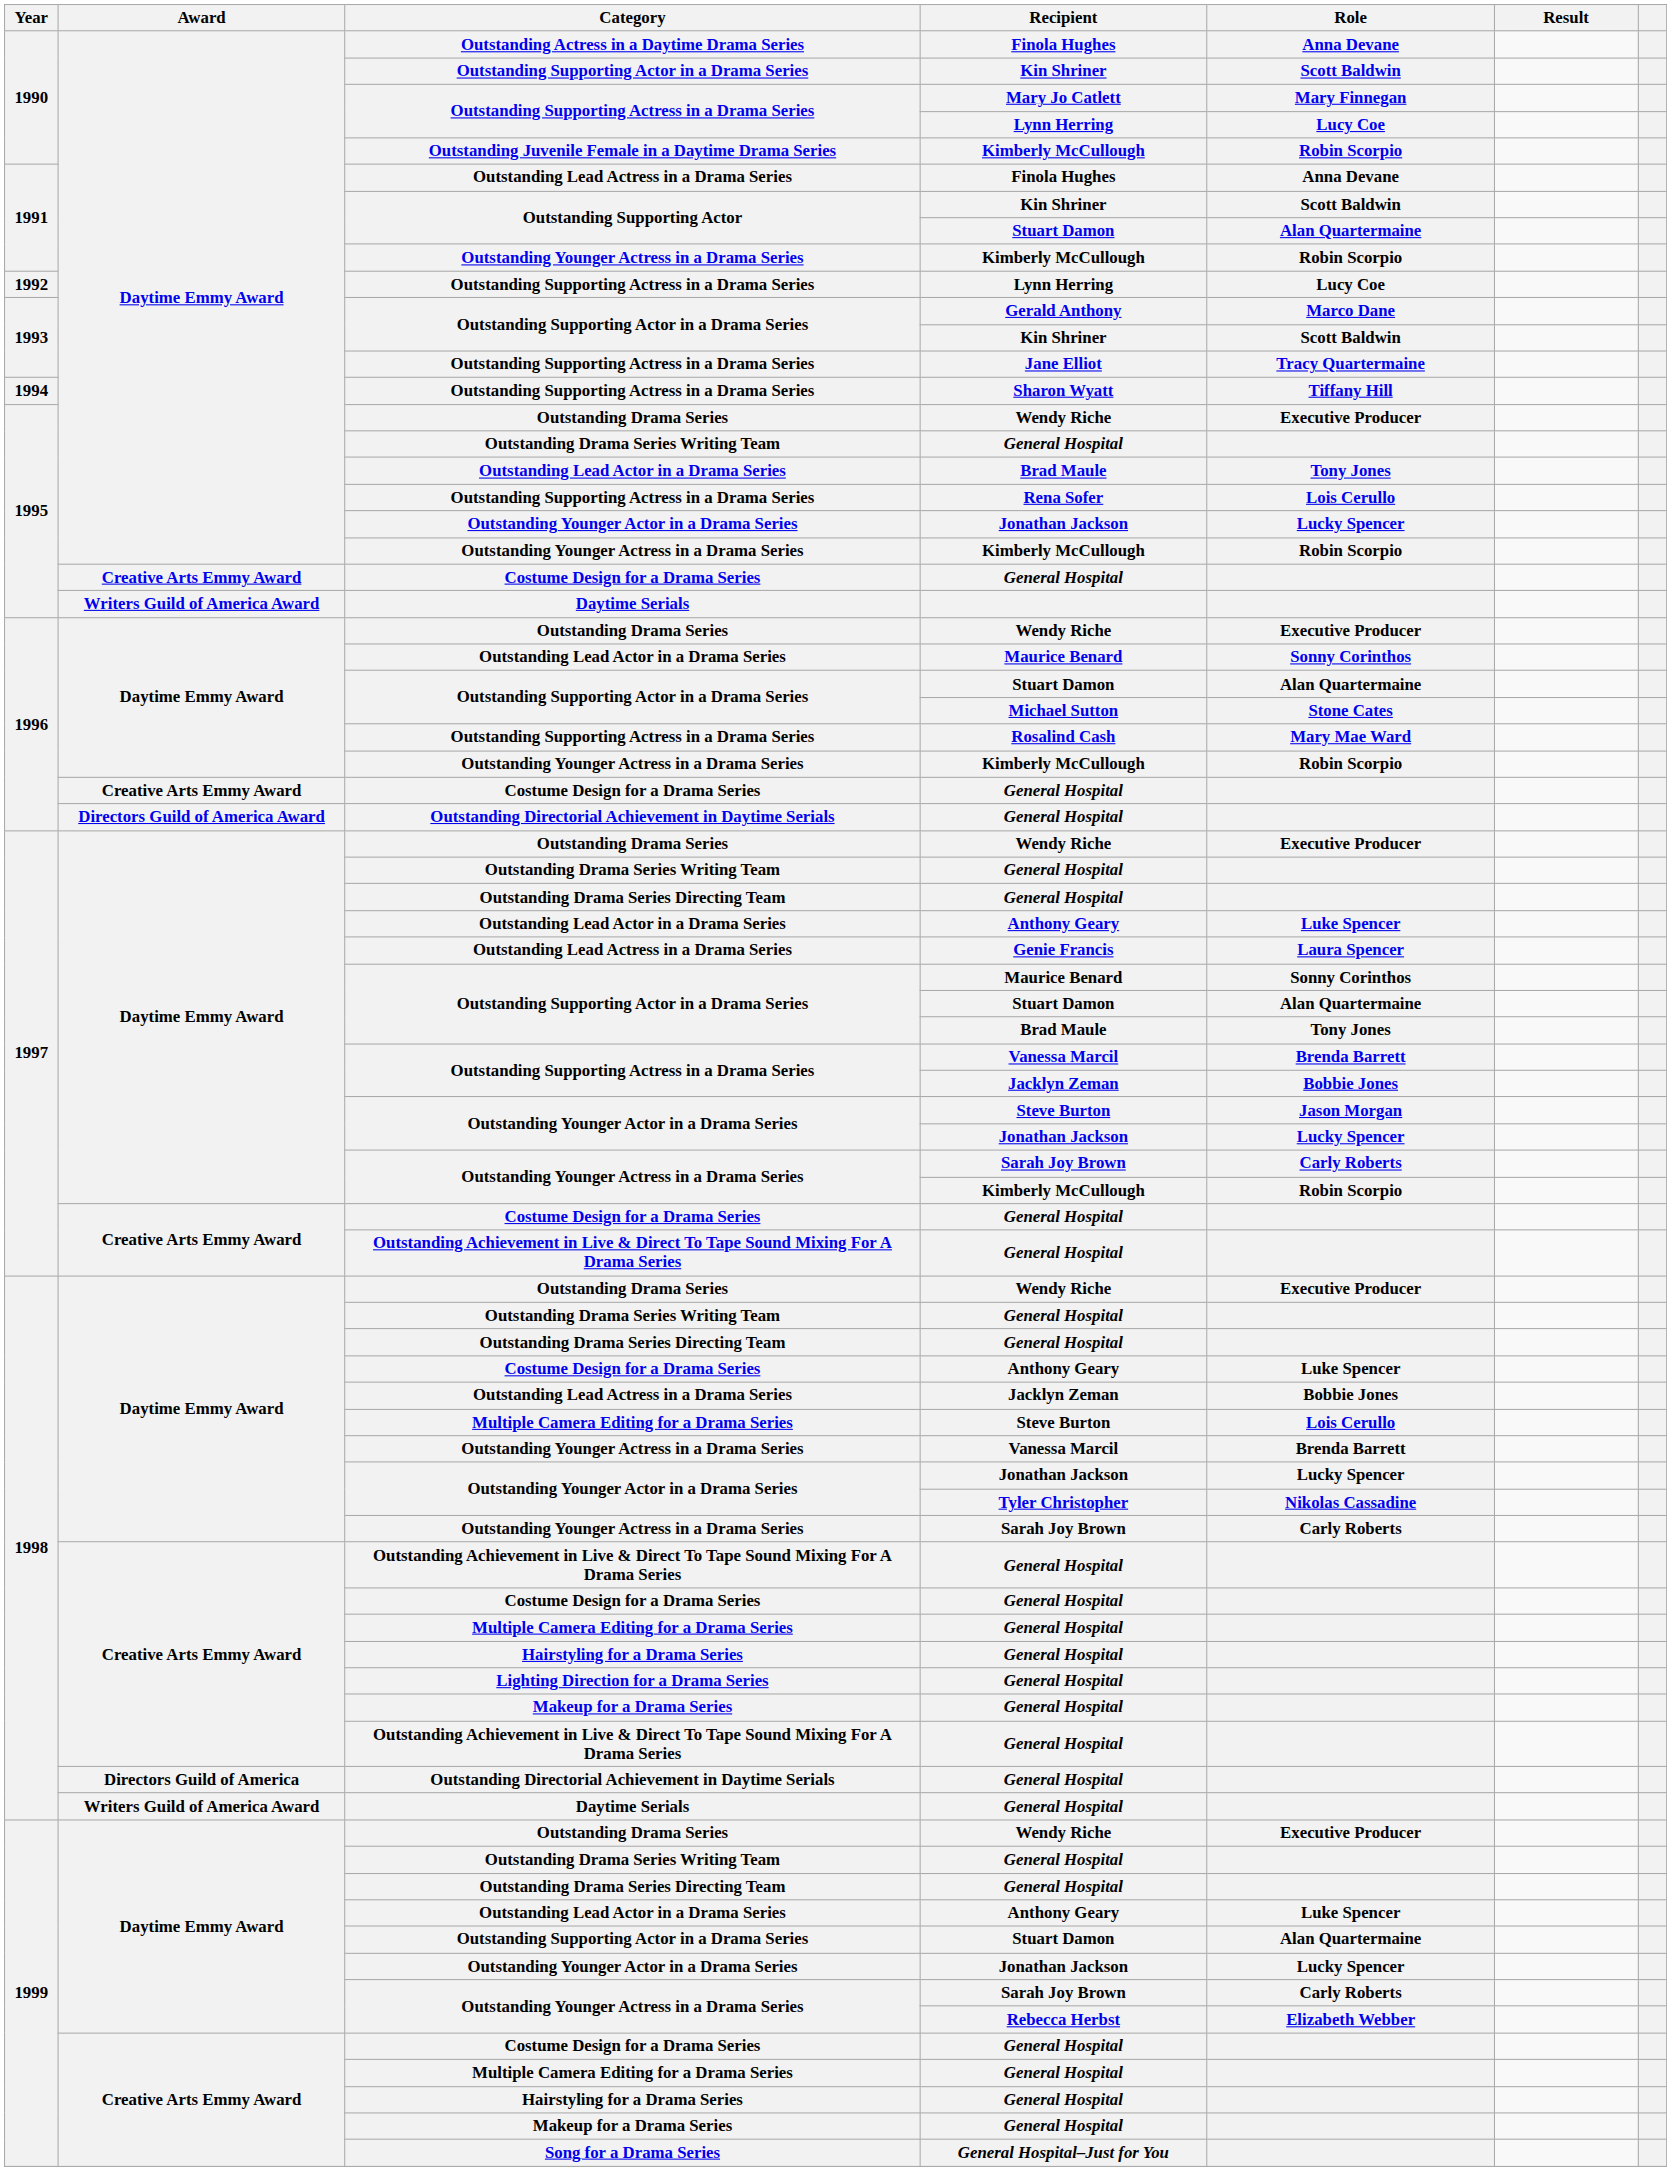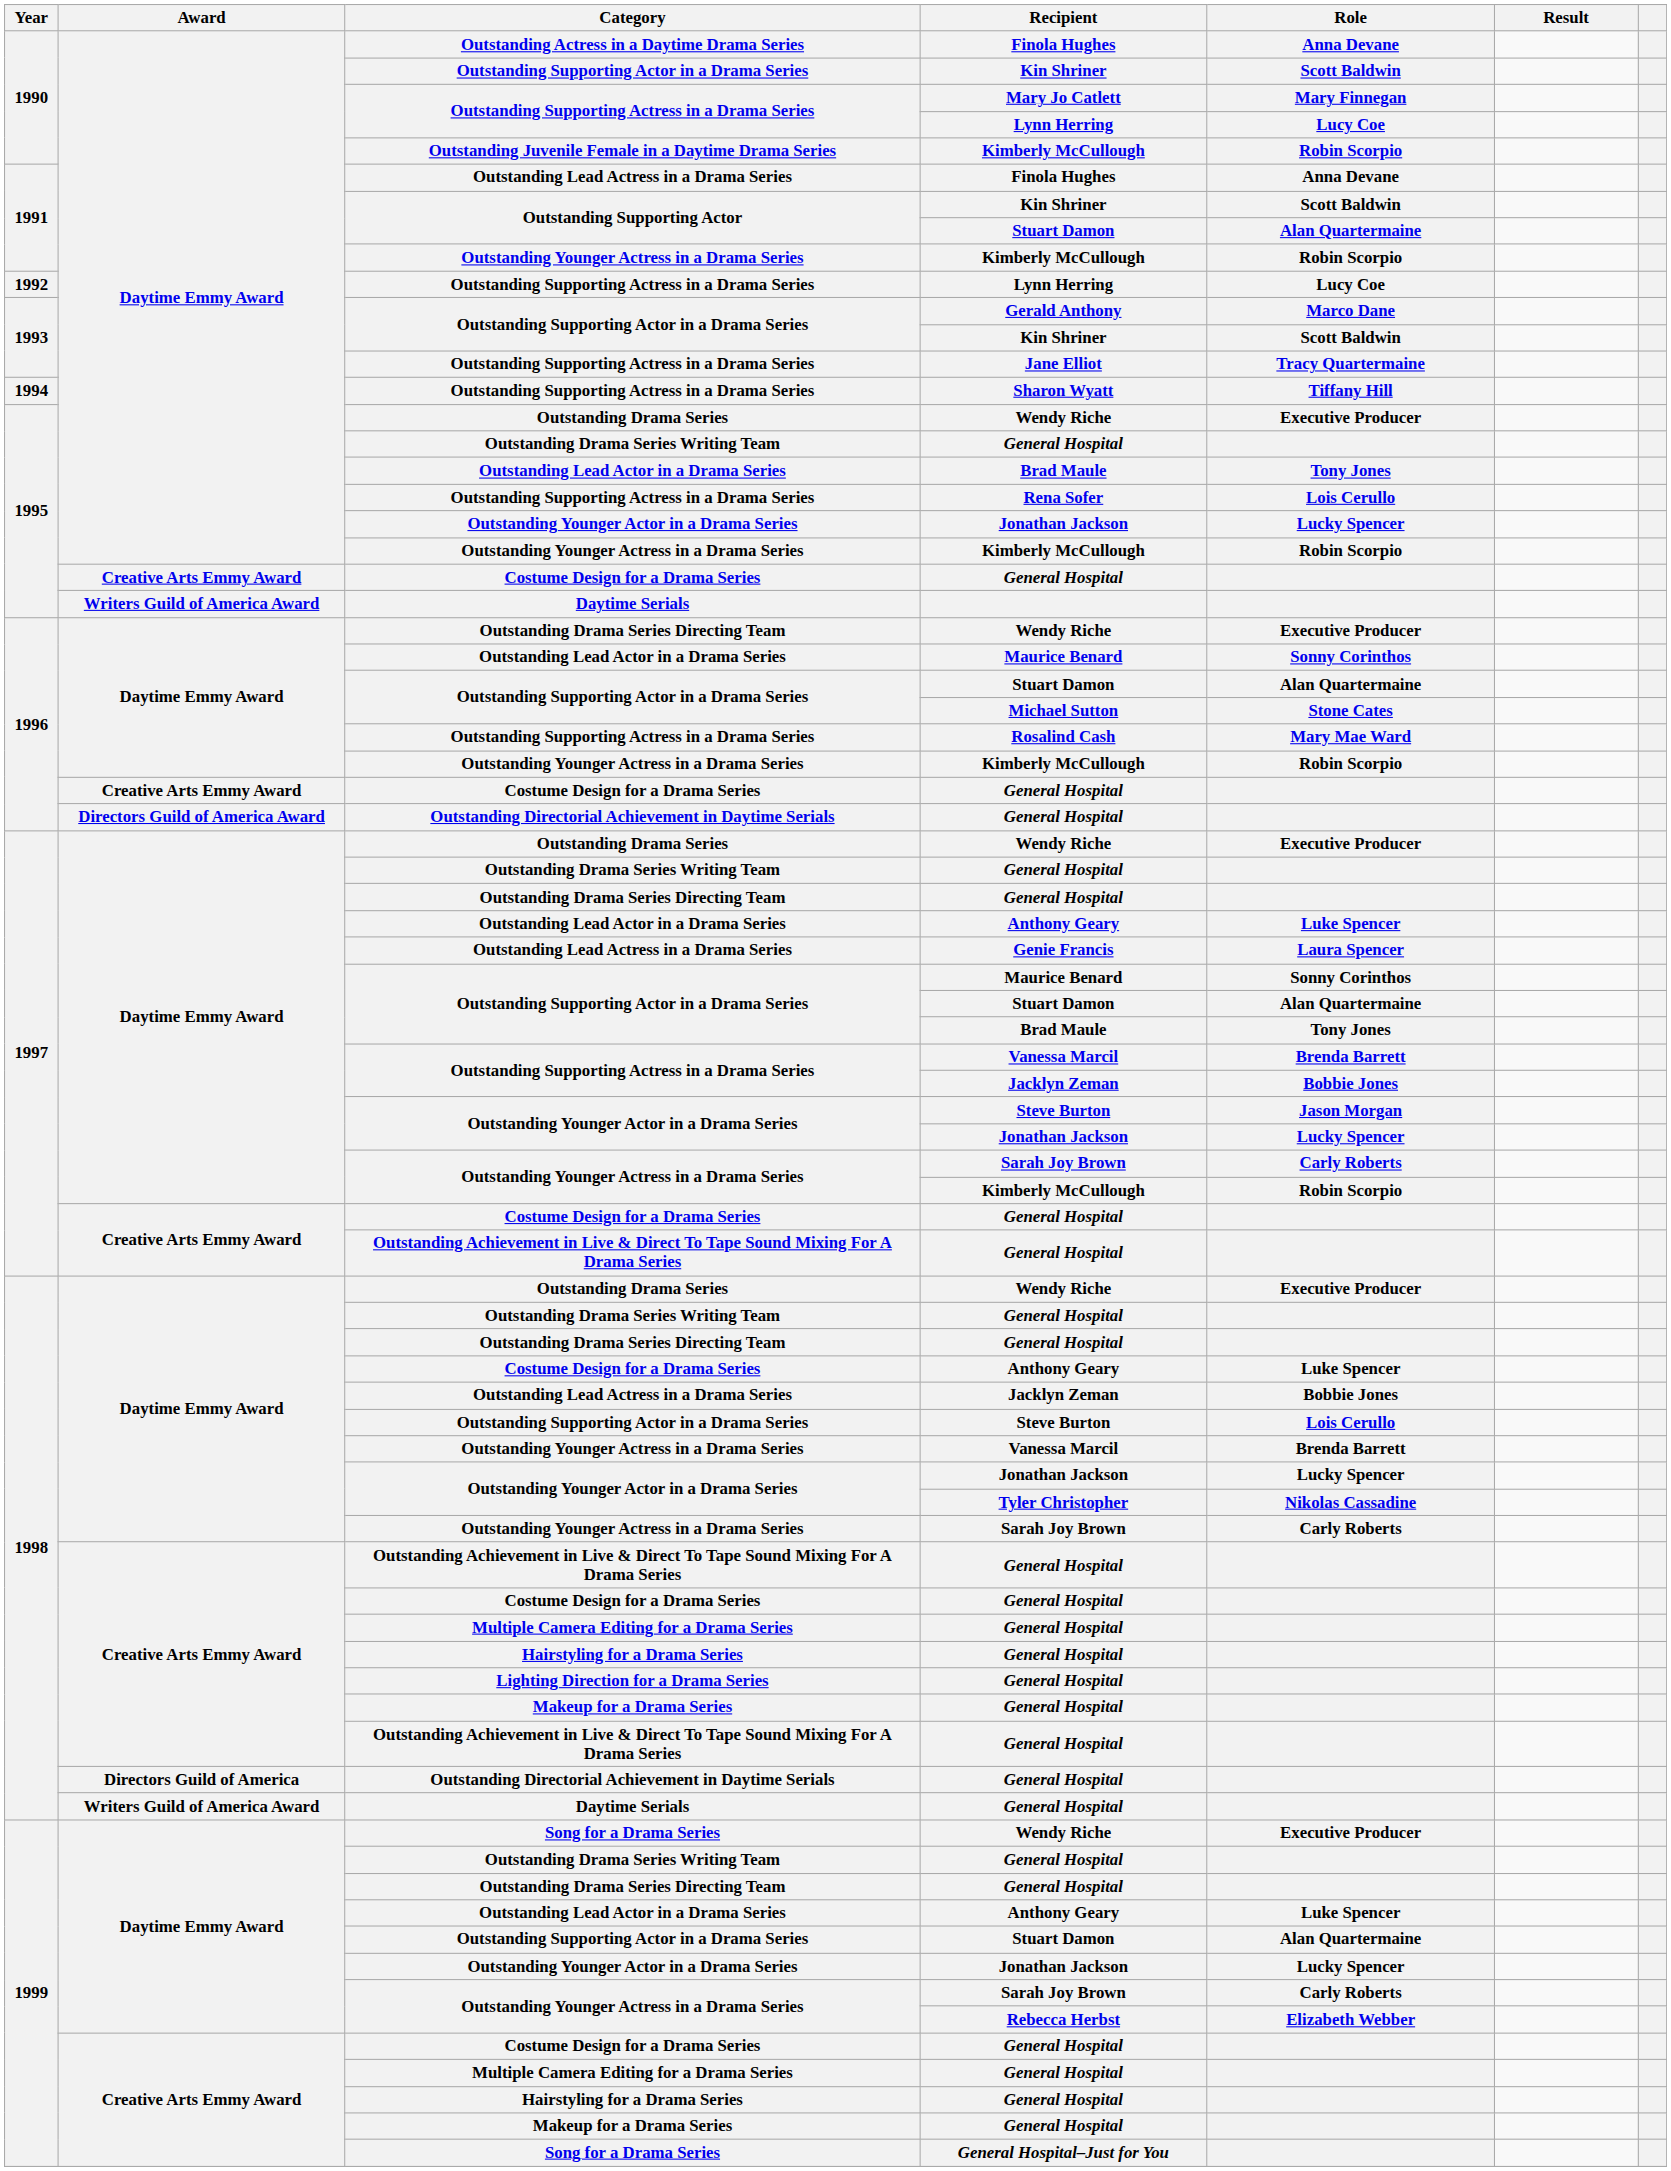(632, 630) Outstanding Drama Series -> (632, 630) Outstanding Drama Series Directing Team
(632, 1422) Multiple Camera Editing for a Drama Series -> (632, 1422) Outstanding Supporting Actor in a Drama Series
(632, 1833) Outstanding Drama Series -> (632, 1833) Song for a Drama Series
